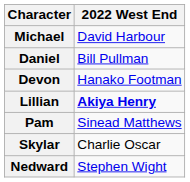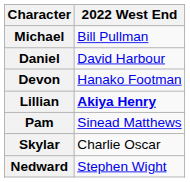(121, 36) David Harbour -> (113, 36) Bill Pullman
(113, 58) Bill Pullman -> (121, 58) David Harbour
